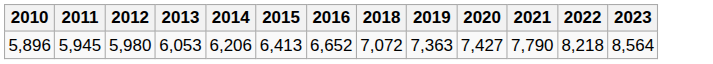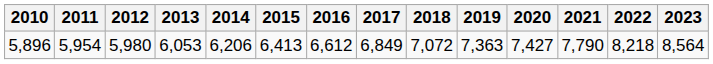+ column: (382, 17)
(80, 44) 5,945 -> (80, 44) 5,954
(331, 44) 6,652 -> (331, 44) 6,612
